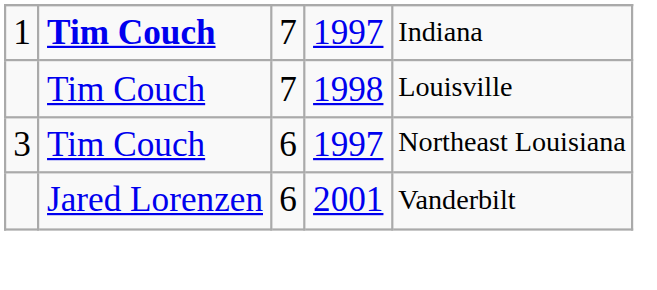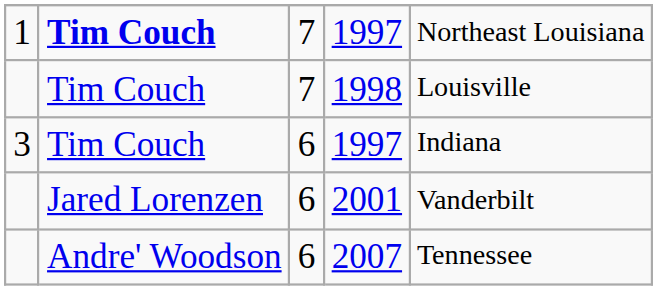(440, 32) Indiana -> (531, 32) Northeast Louisiana
(512, 144) Northeast Louisiana -> (459, 144) Indiana
+ row: (22, 256)
